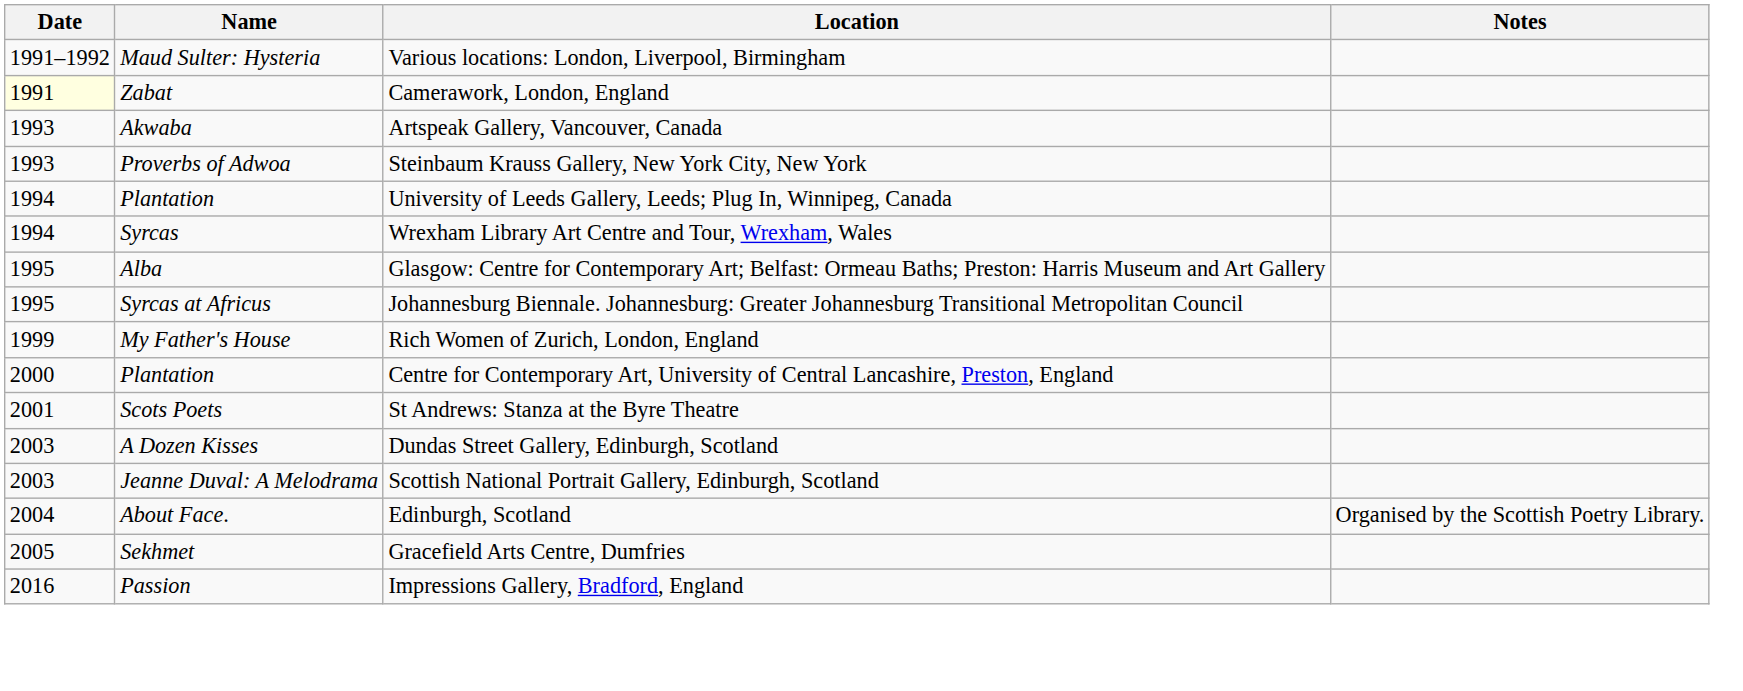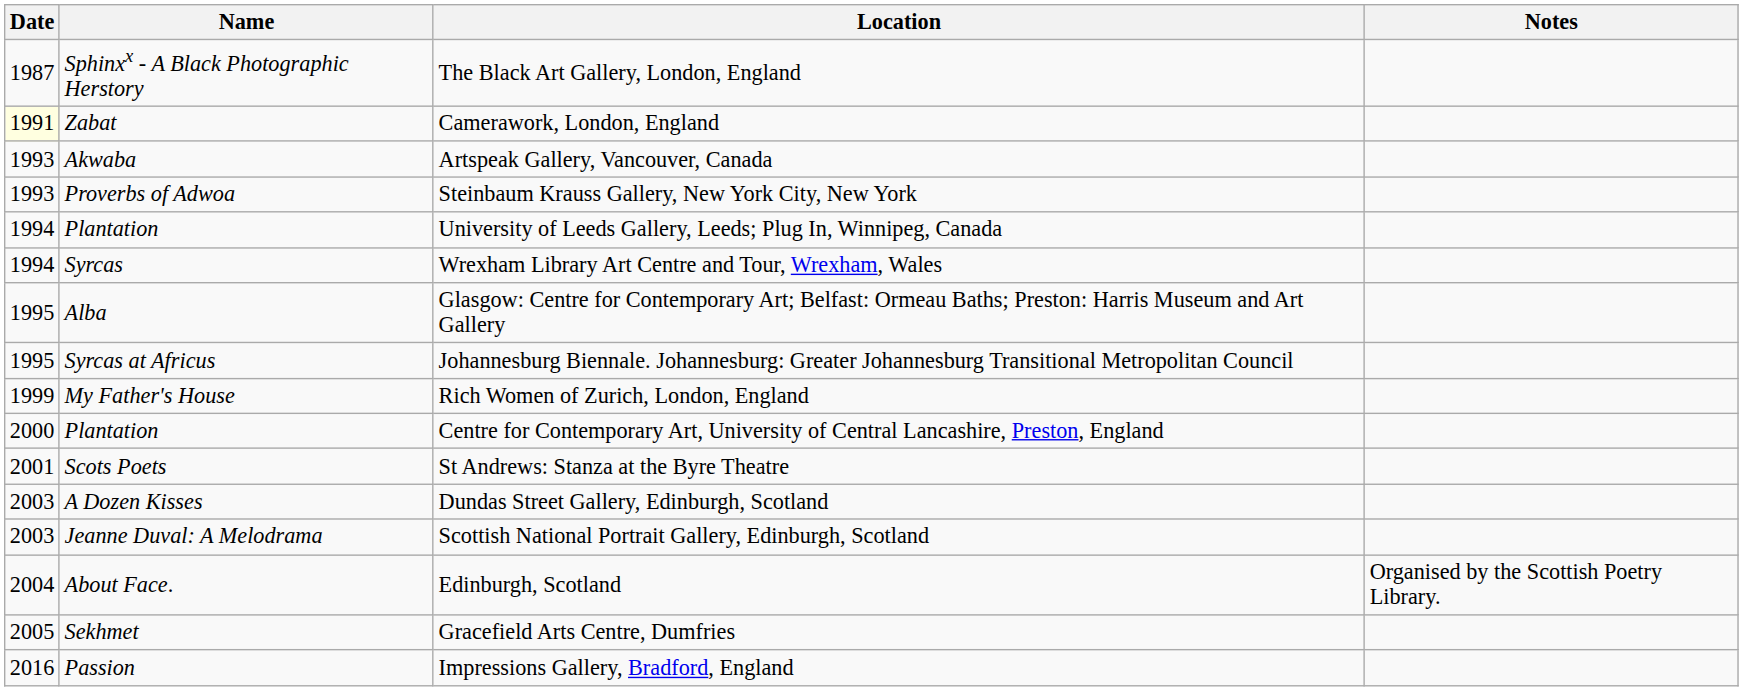+ row: (620, 72)
- row: (617, 57)
